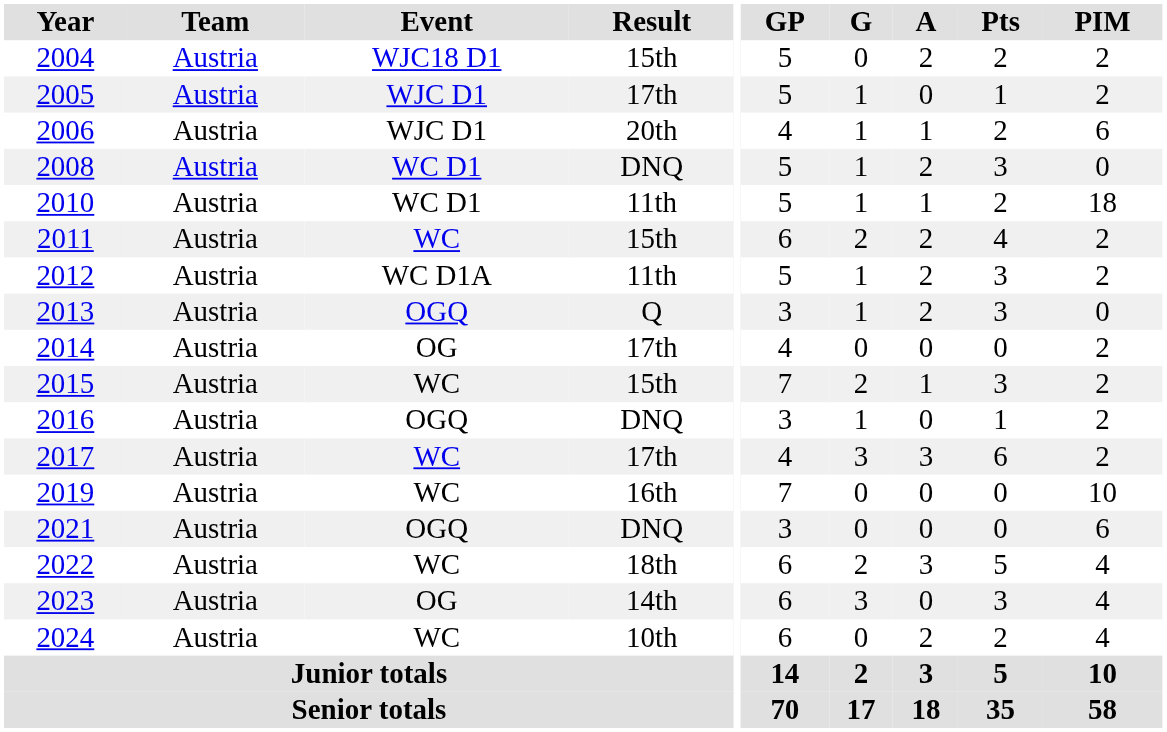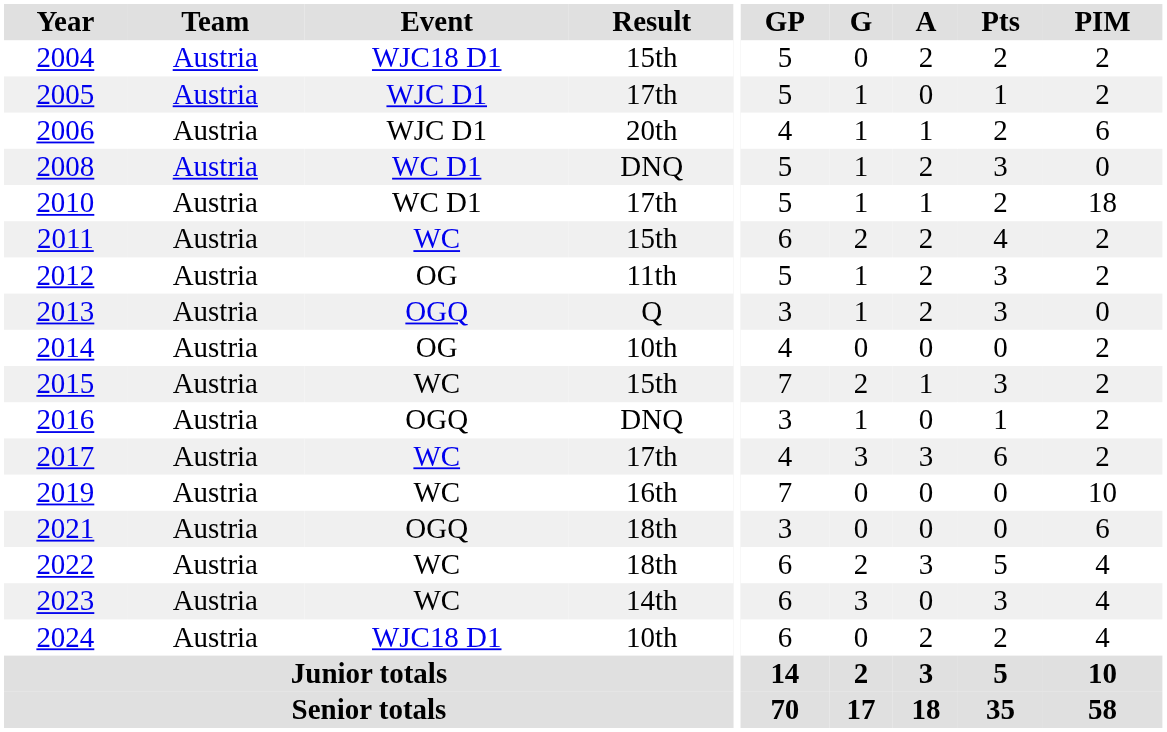(652, 202) 11th -> (652, 202) 17th
(437, 275) WC D1A -> (437, 275) OG
(652, 347) 17th -> (652, 347) 10th
(652, 528) DNQ -> (652, 528) 18th
(437, 600) OG -> (437, 600) WC
(437, 637) WC -> (437, 637) WJC18 D1
